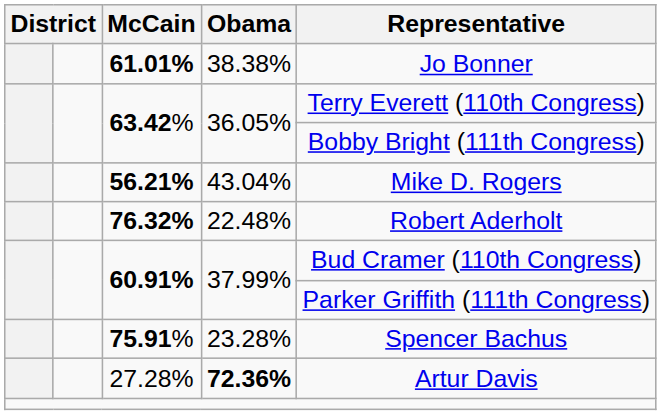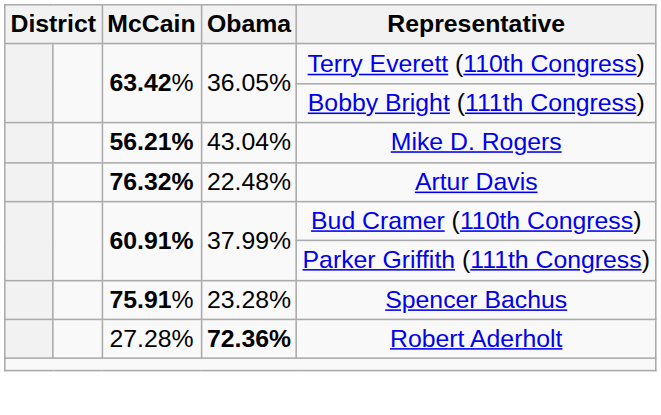- row: (151, 63)
(476, 220) Robert Aderholt -> (476, 181) Artur Davis
(476, 378) Artur Davis -> (476, 338) Robert Aderholt
